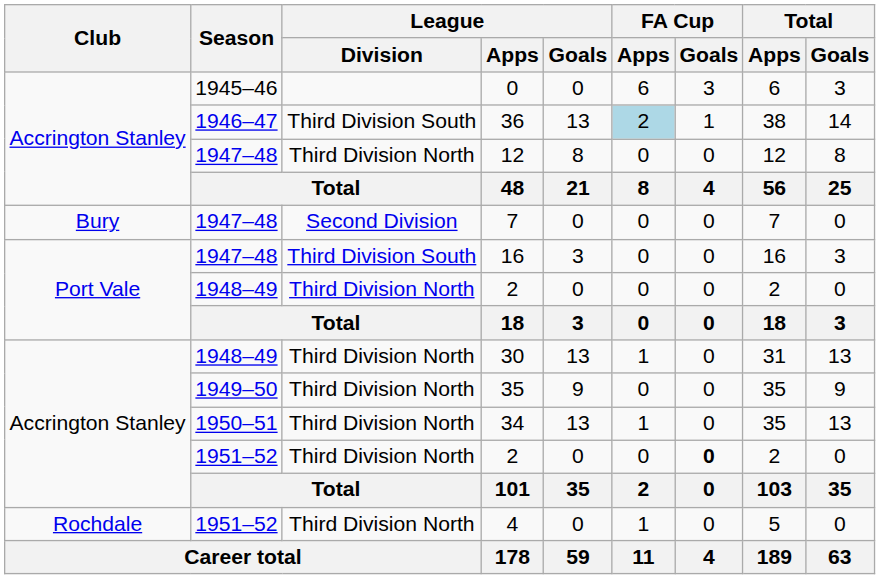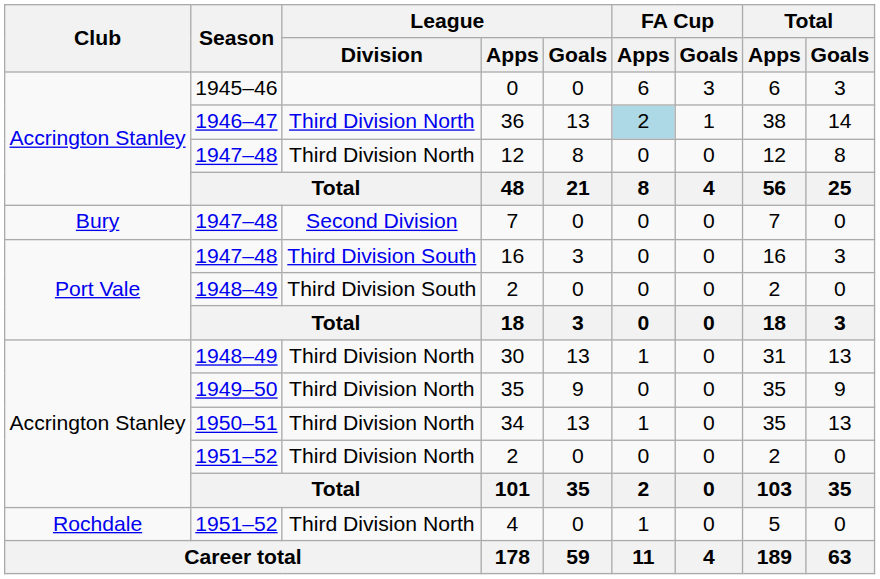(382, 121) Third Division South -> (382, 121) Third Division North
(382, 289) Third Division North -> (382, 289) Third Division South
(709, 456) bold -> (709, 456) normal
